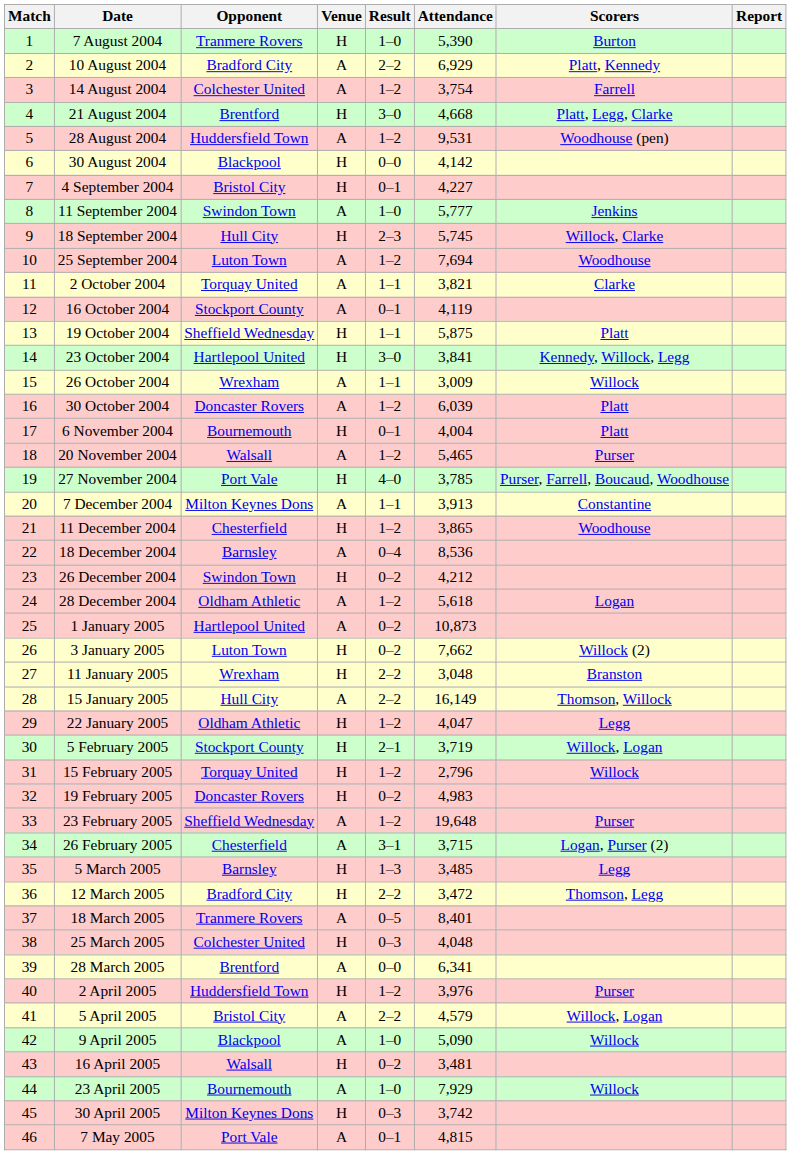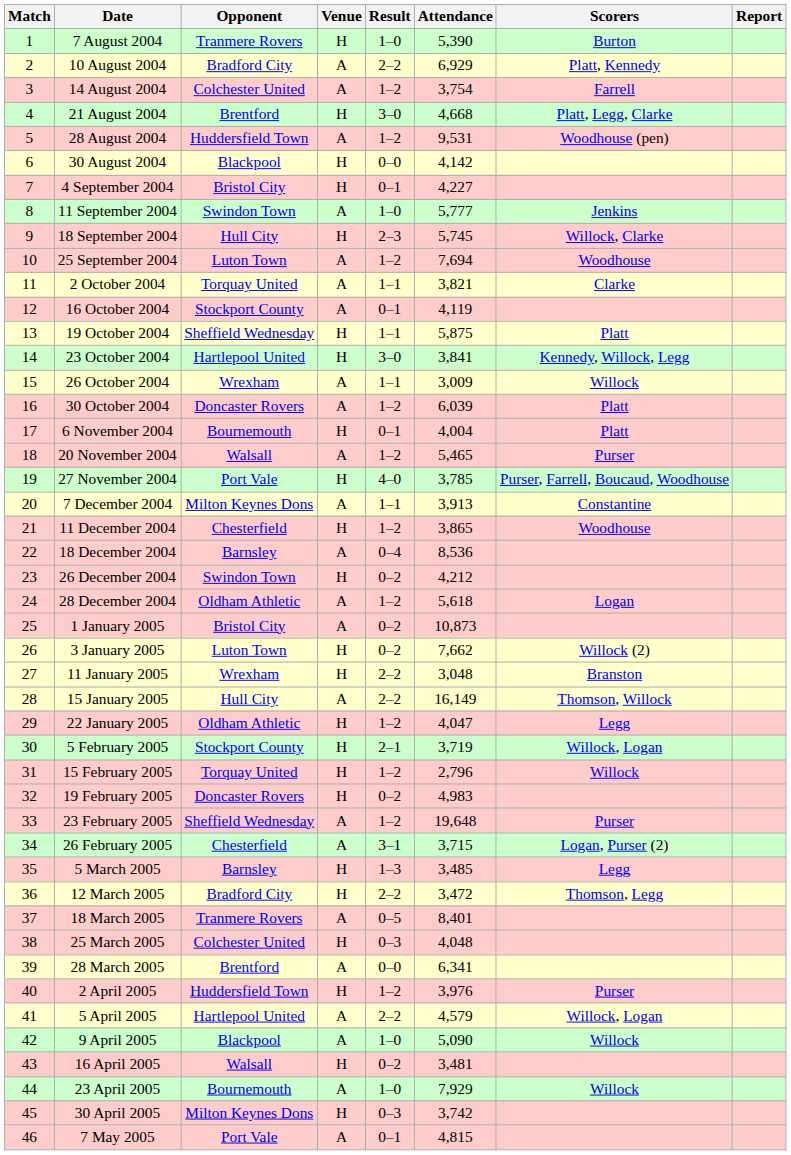(249, 625) Hartlepool United -> (249, 625) Bristol City
(249, 1015) Bristol City -> (249, 1015) Hartlepool United
